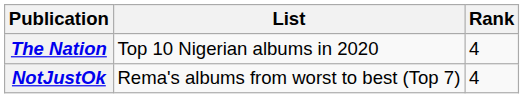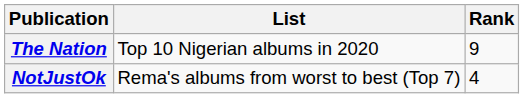(474, 48) 4 -> (474, 48) 9
